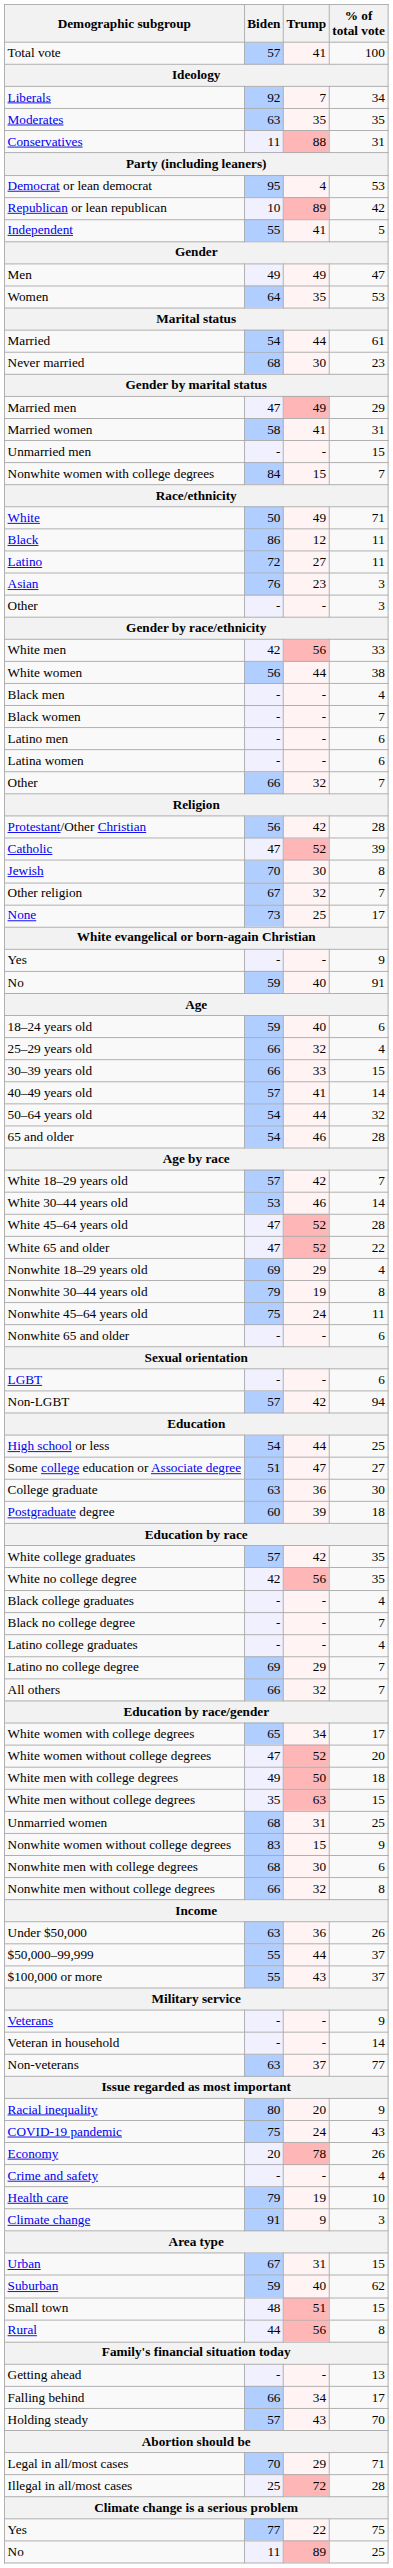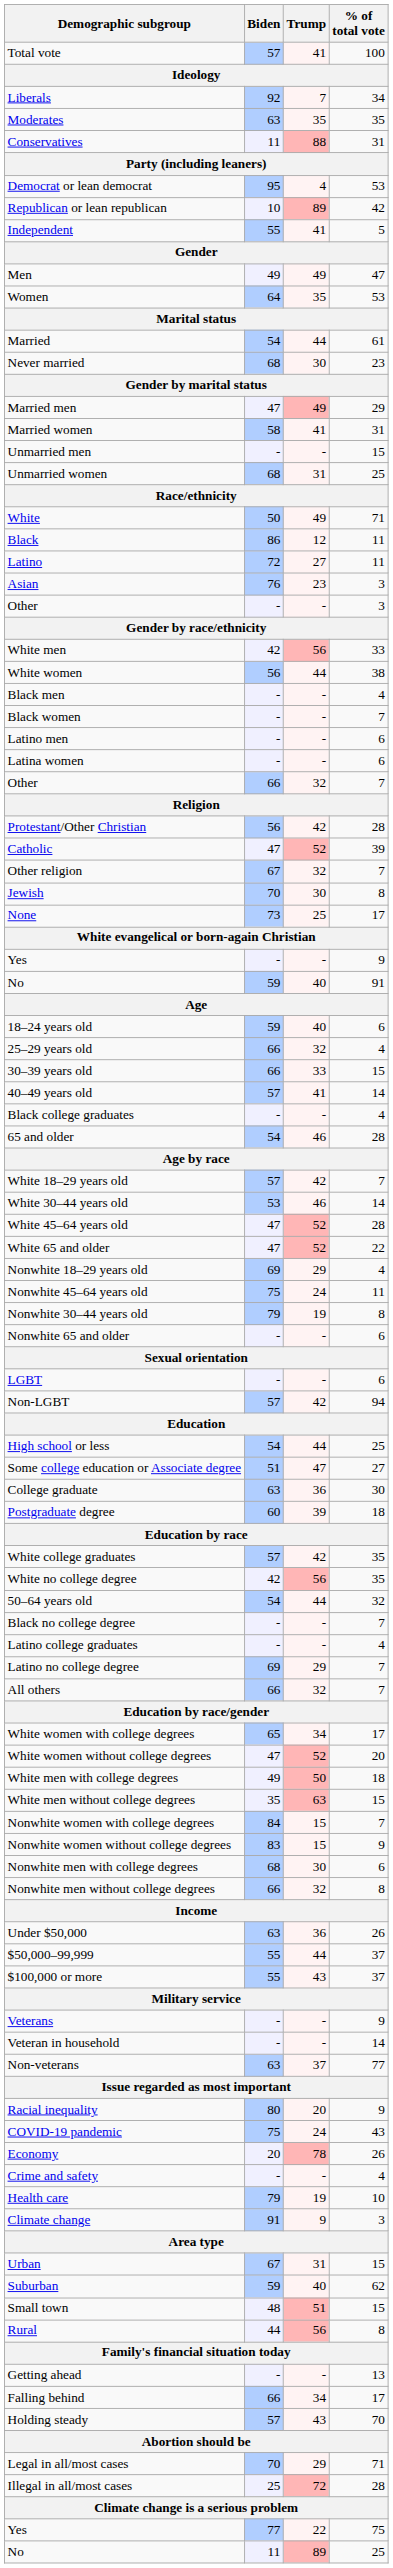rows swapped: (57, 1822) <-> (111, 473)
rows swapped: (26, 871) <-> (45, 893)
rows swapped: (50, 1115) <-> (71, 1601)
rows swapped: (78, 1291) <-> (78, 1314)
